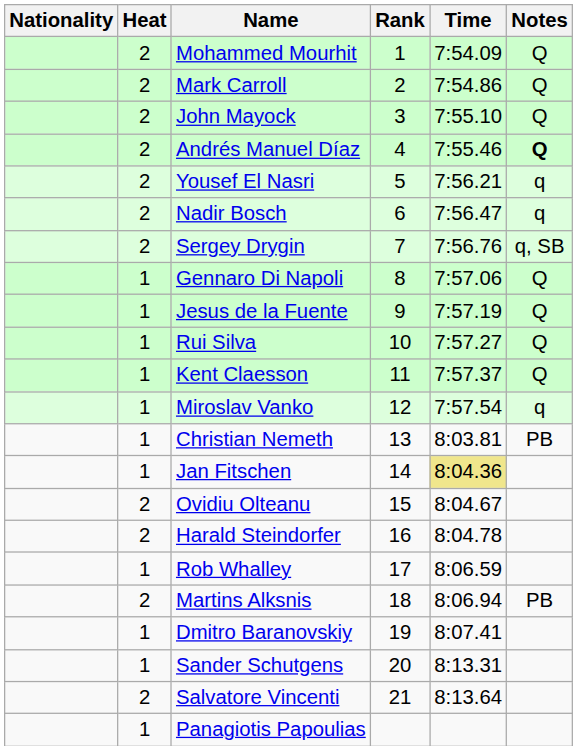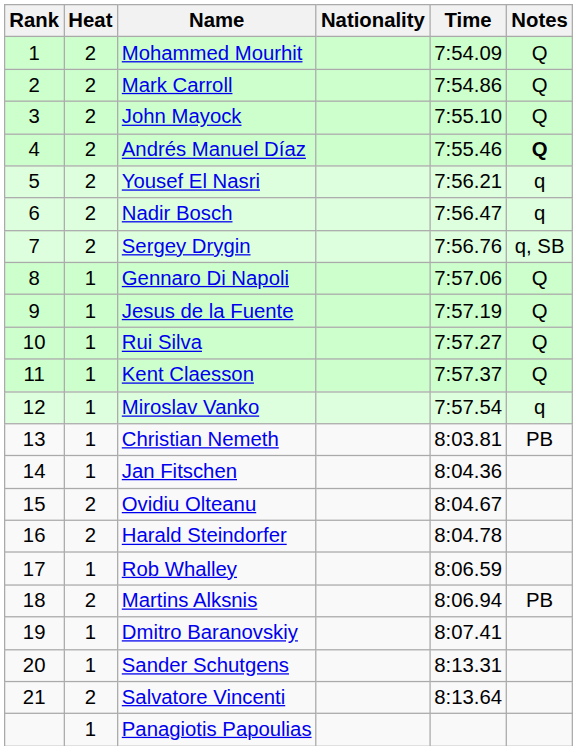columns swapped: (400, 20) <-> (61, 20)
(468, 471) khaki background -> (468, 471) no background
